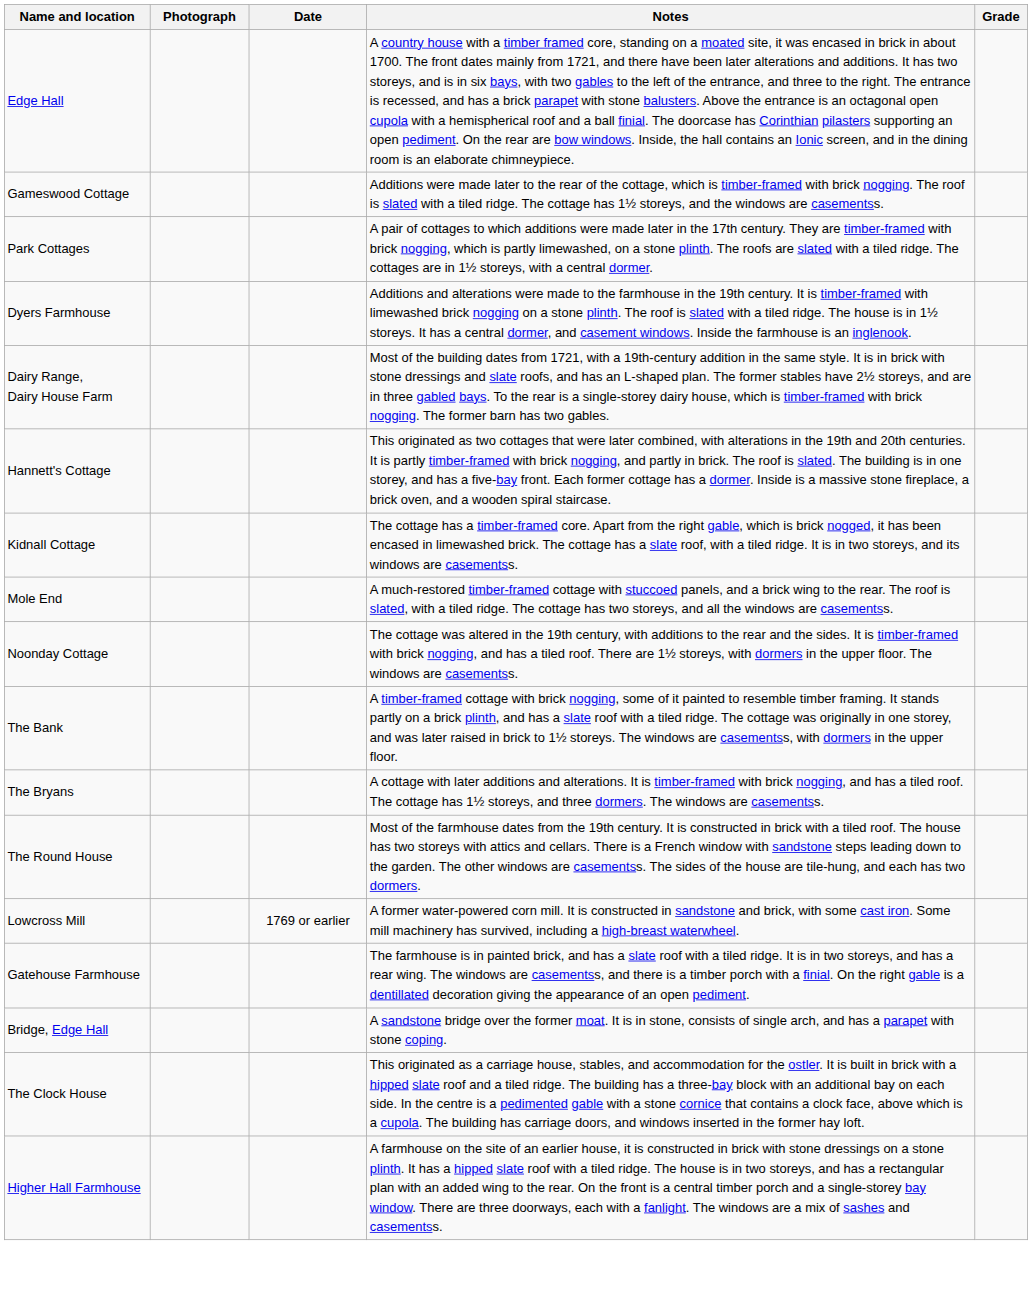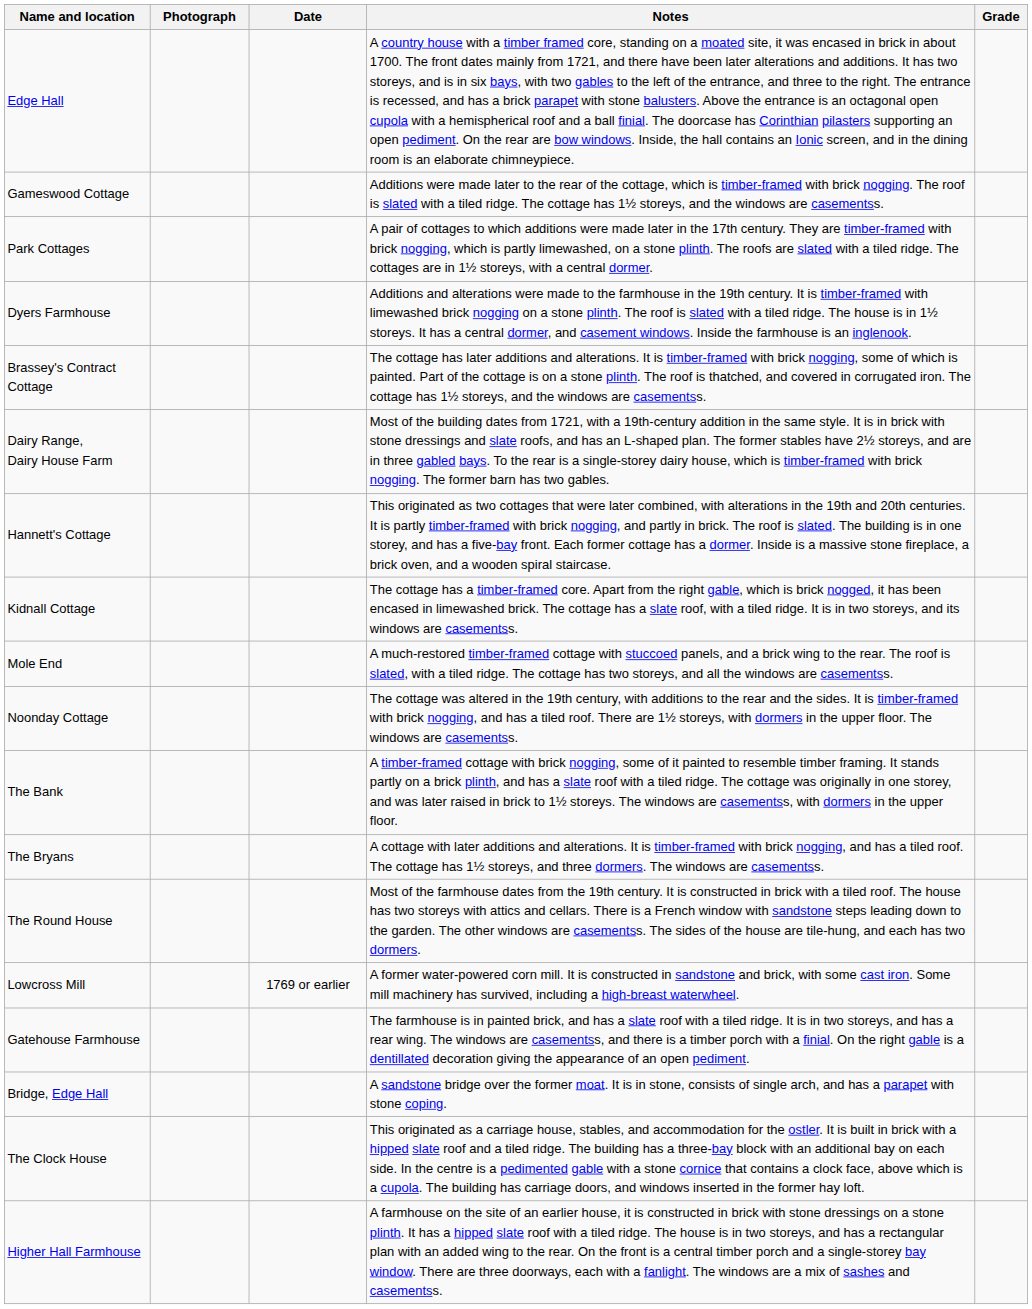+ row: (62, 377)
